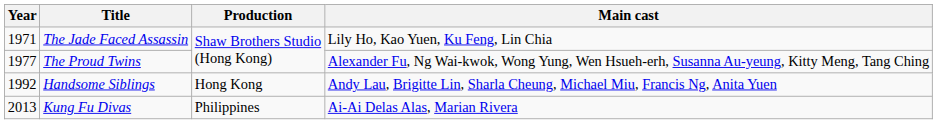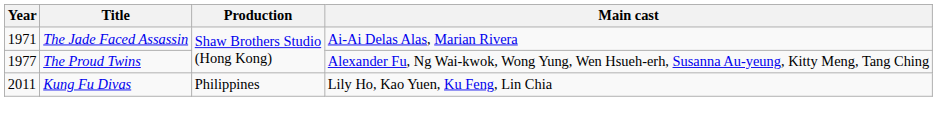(440, 38) Lily Ho, Kao Yuen, Ku Feng, Lin Chia -> (423, 38) Ai-Ai Delas Alas, Marian Rivera
- row: (99, 84)
(22, 107) 2013 -> (22, 84) 2011
(423, 107) Ai-Ai Delas Alas, Marian Rivera -> (440, 84) Lily Ho, Kao Yuen, Ku Feng, Lin Chia
